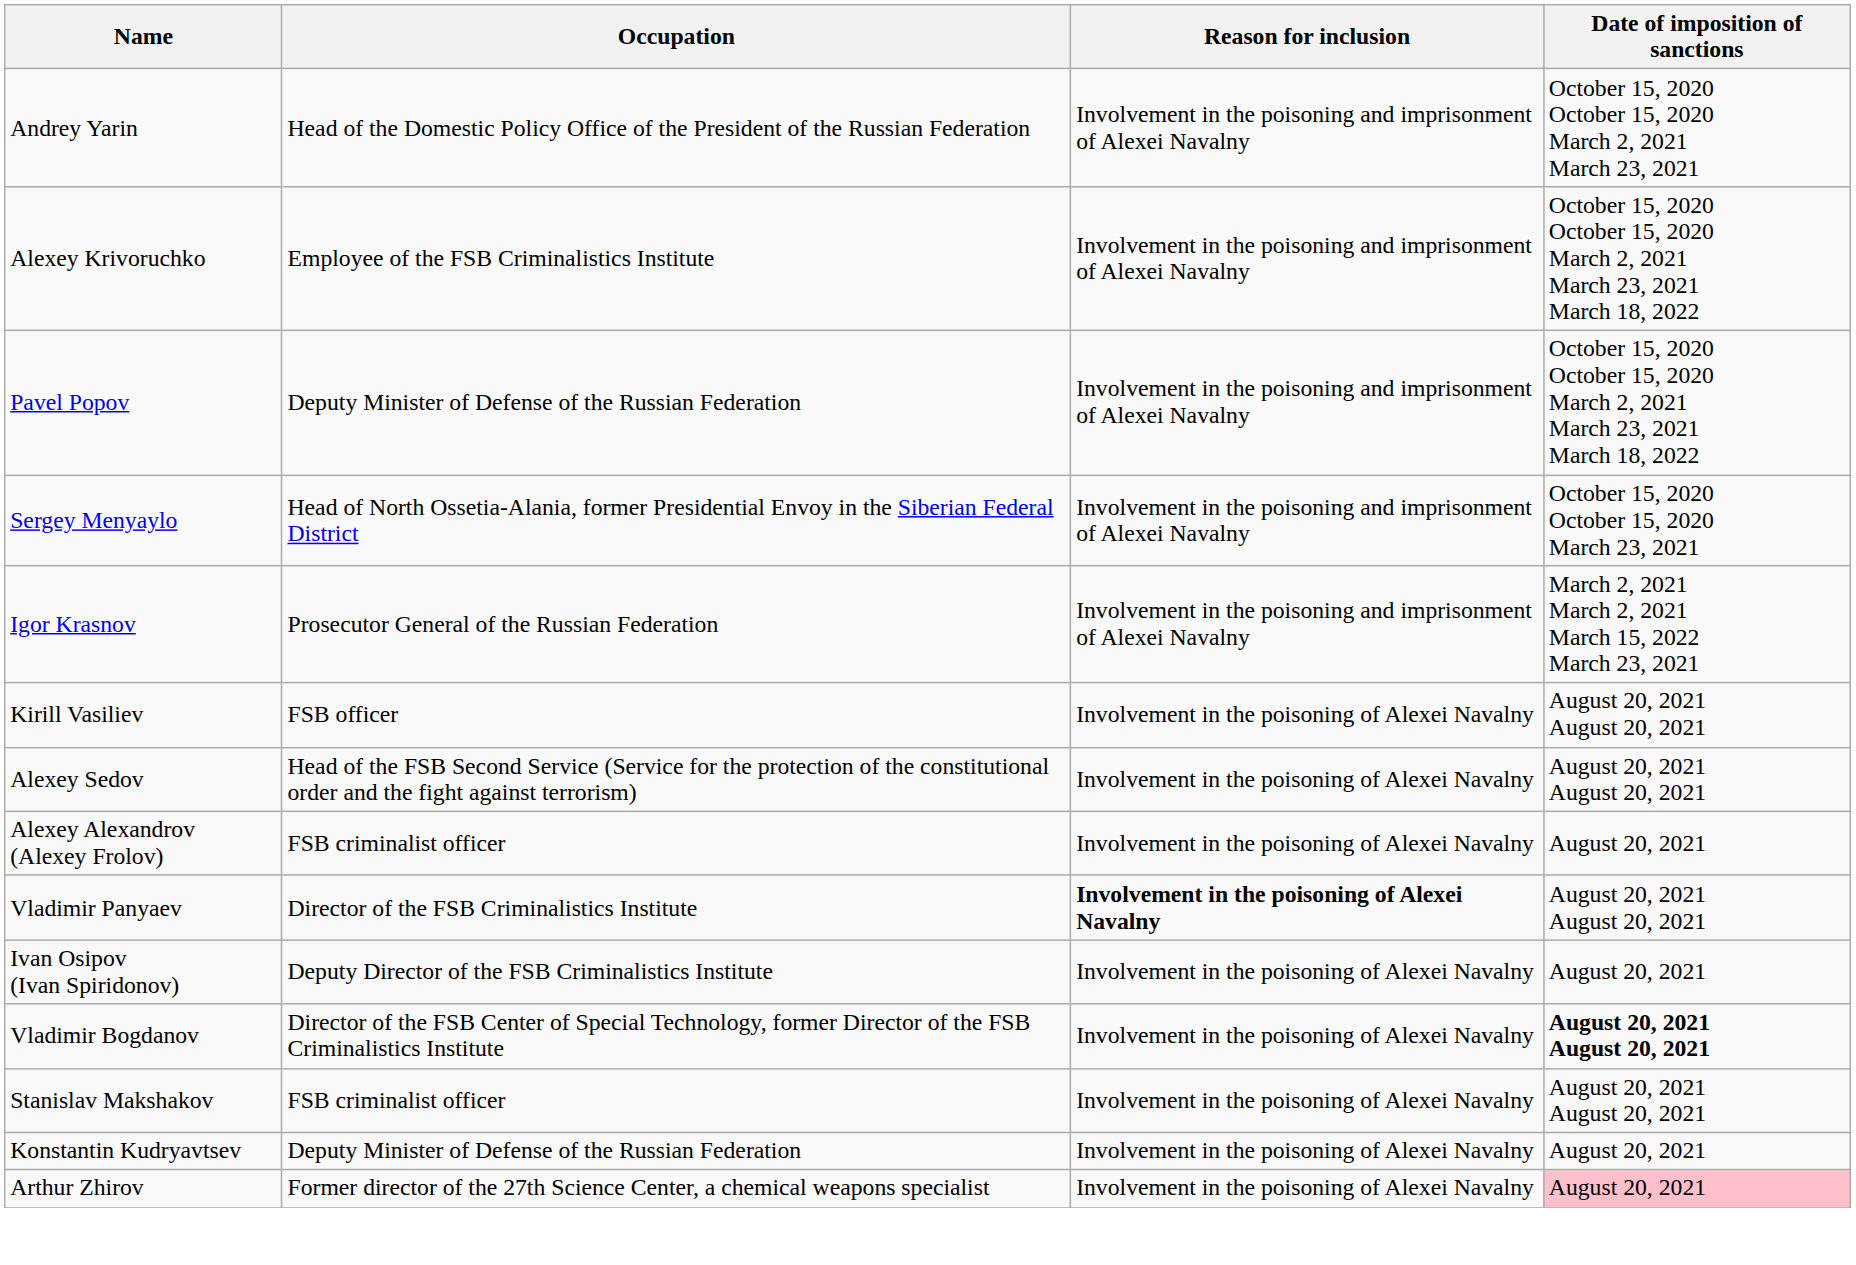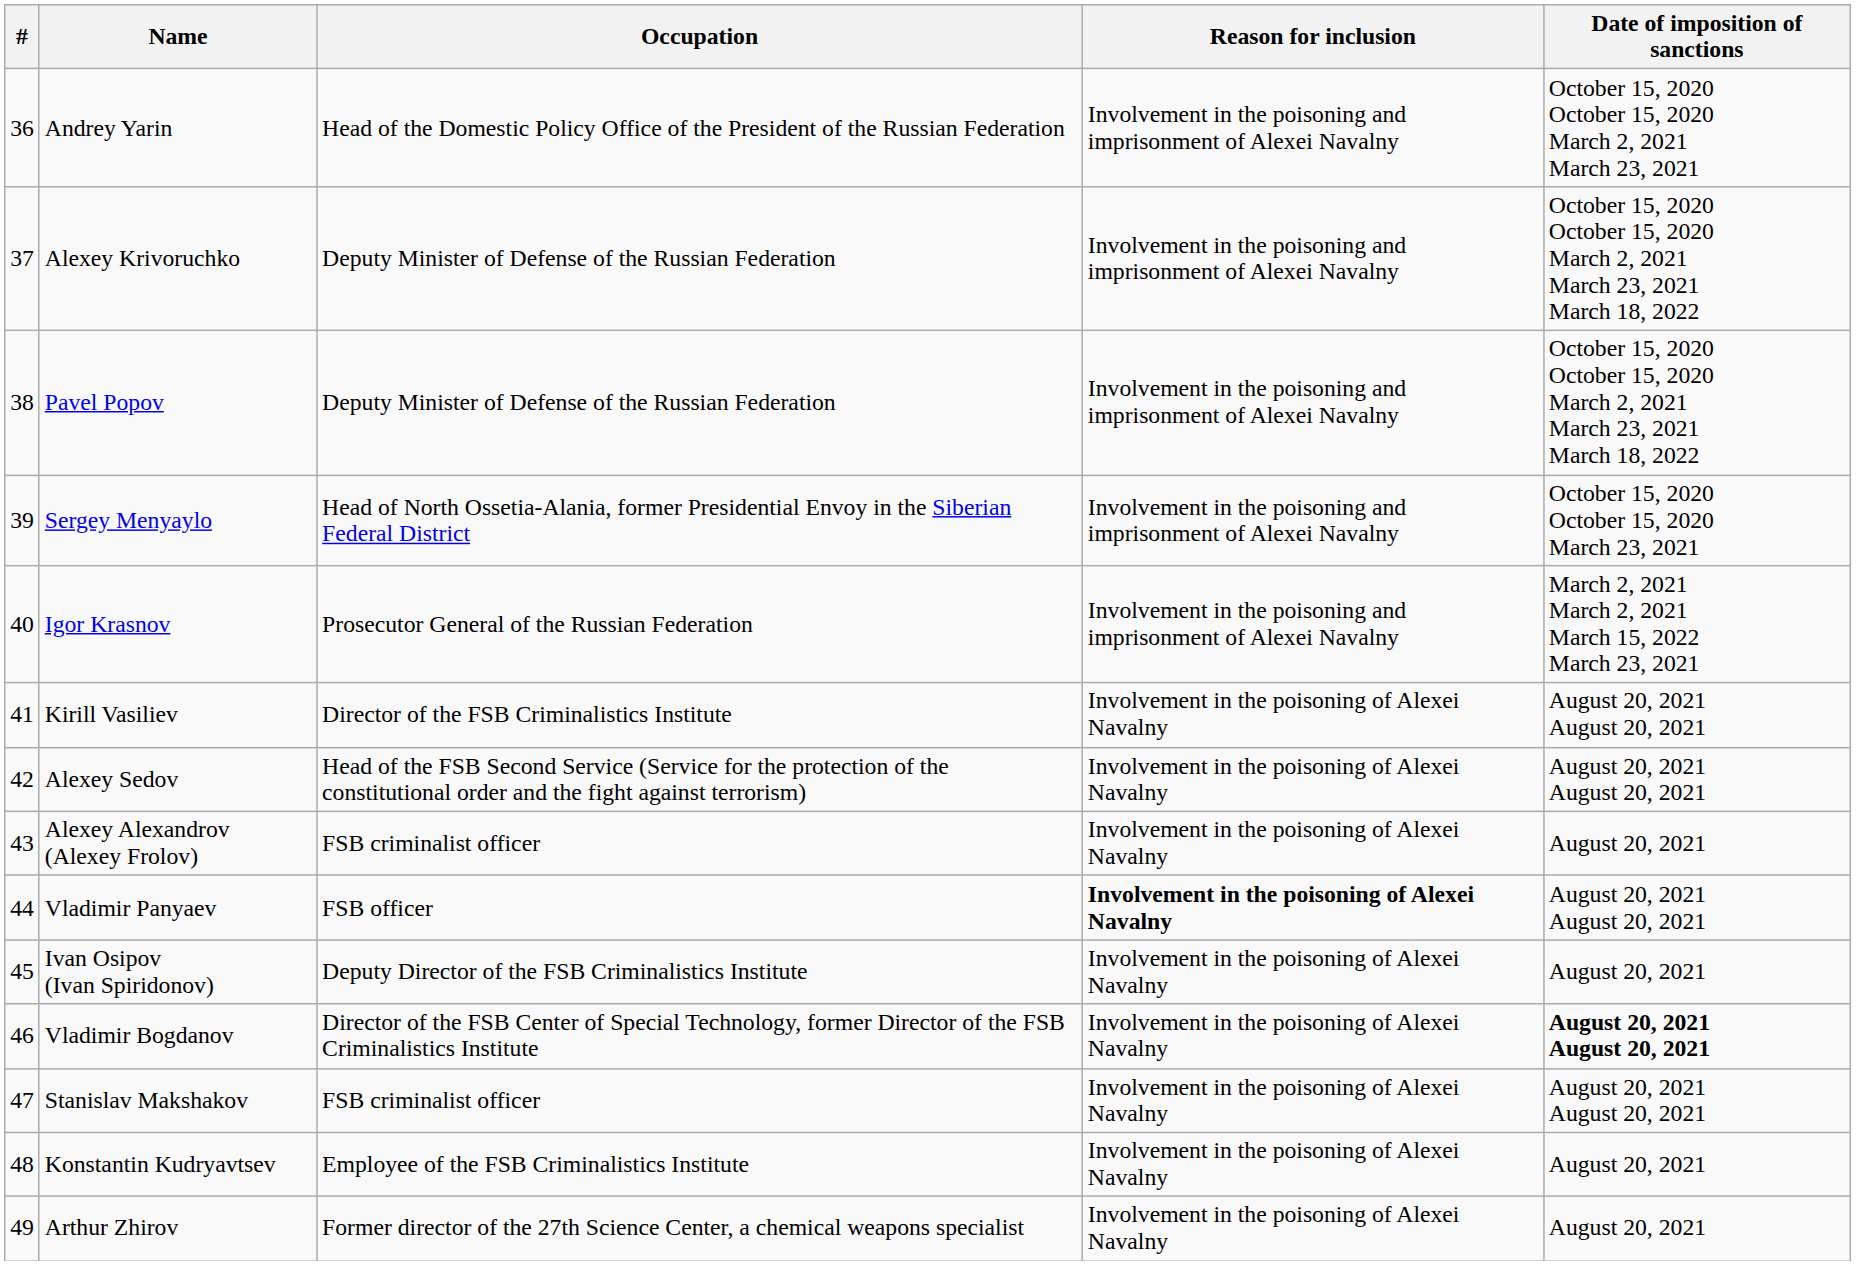+ column: (22, 36)
(501, 258) Employee of the FSB Criminalistics Institute -> (579, 258) Deputy Minister of Defense of the Russian Federation
(343, 714) FSB officer -> (527, 714) Director of the FSB Criminalistics Institute
(492, 907) Director of the FSB Criminalistics Institute -> (377, 907) FSB officer
(544, 1150) Deputy Minister of Defense of the Russian Federation -> (536, 1164) Employee of the FSB Criminalistics Institute
(1627, 1188) pink background -> (1627, 1228) no background
